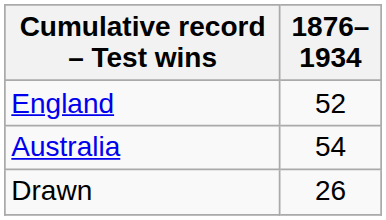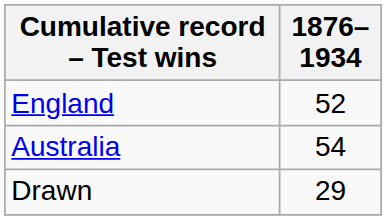(330, 191) 26 -> (330, 191) 29
